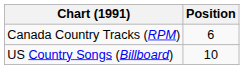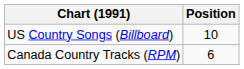rows swapped: (94, 34) <-> (90, 54)
